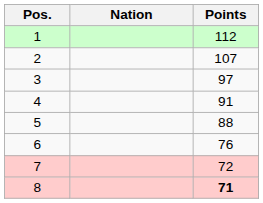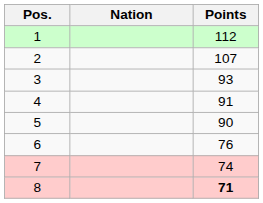(226, 79) 97 -> (226, 79) 93
(226, 123) 88 -> (226, 123) 90
(226, 166) 72 -> (226, 166) 74
